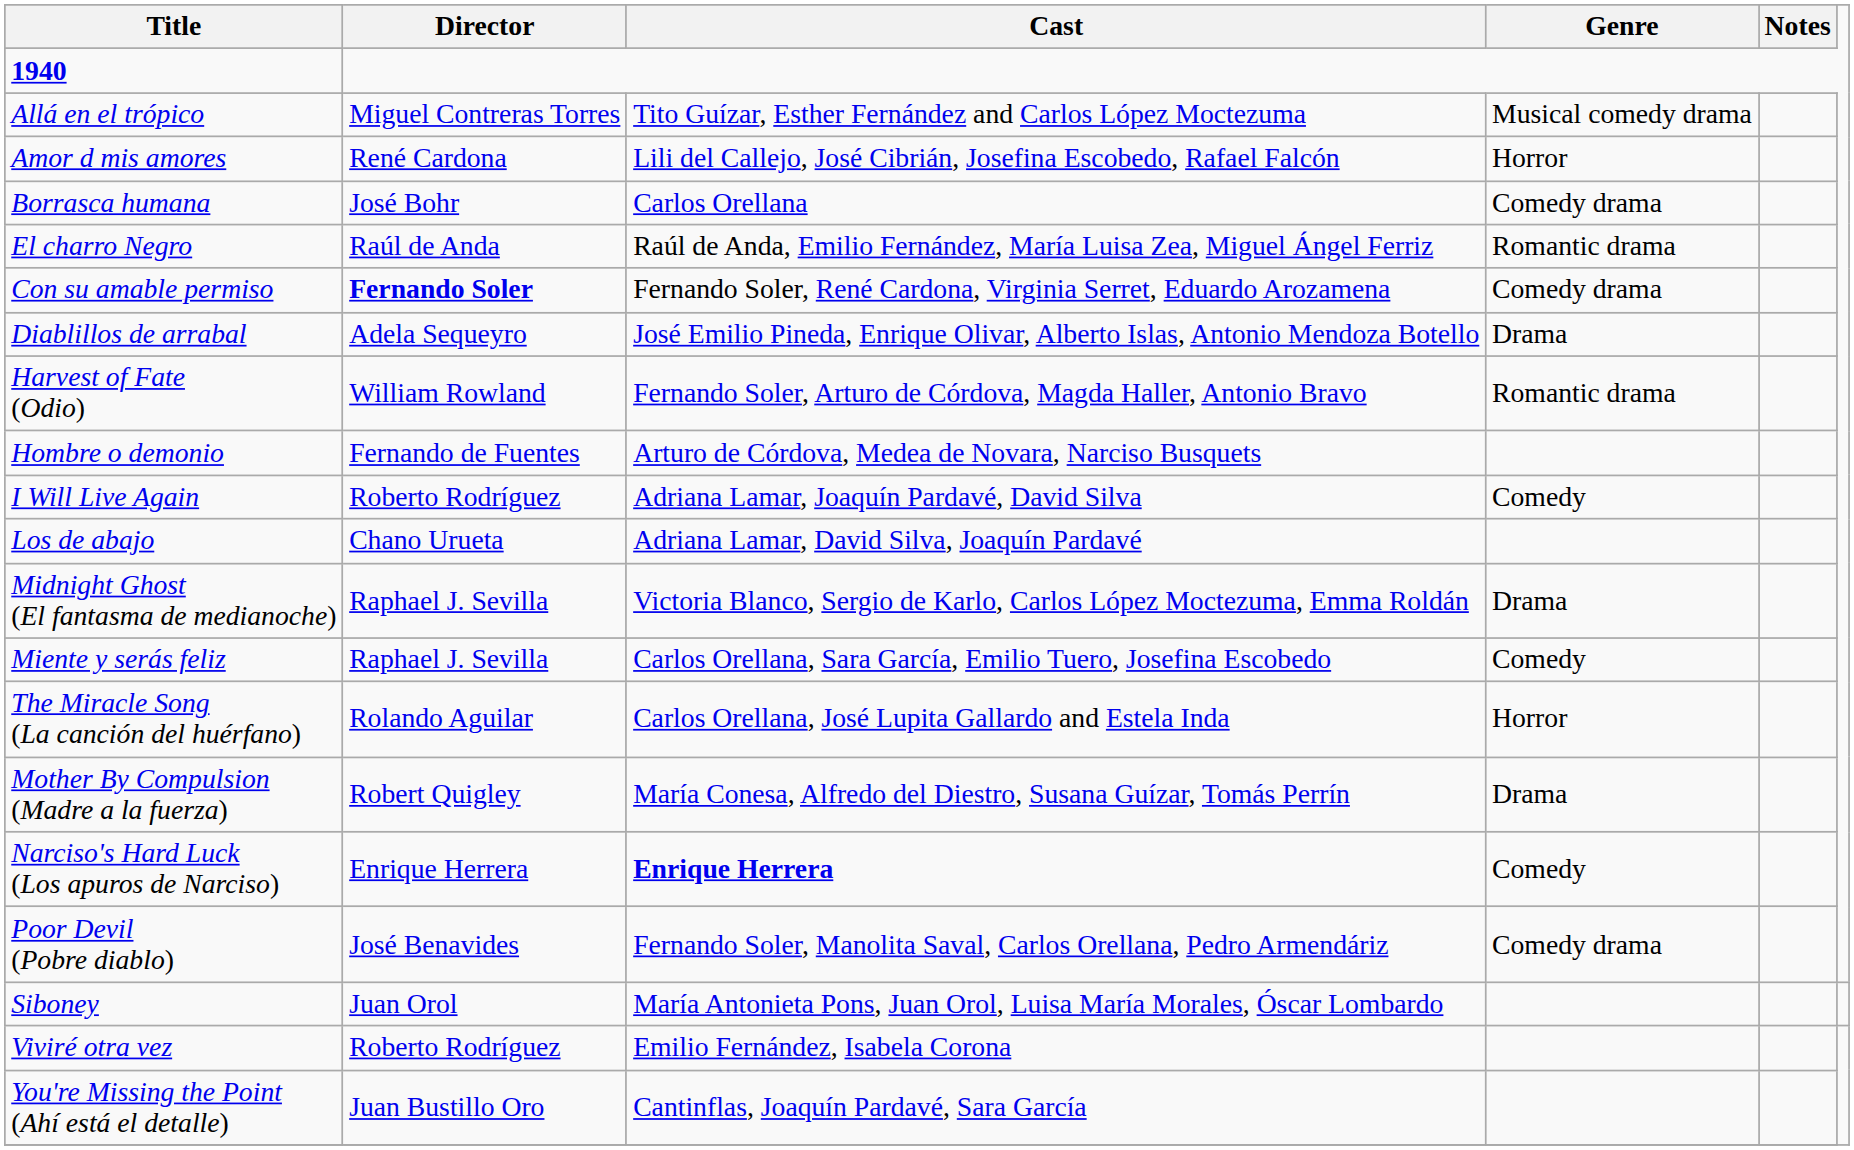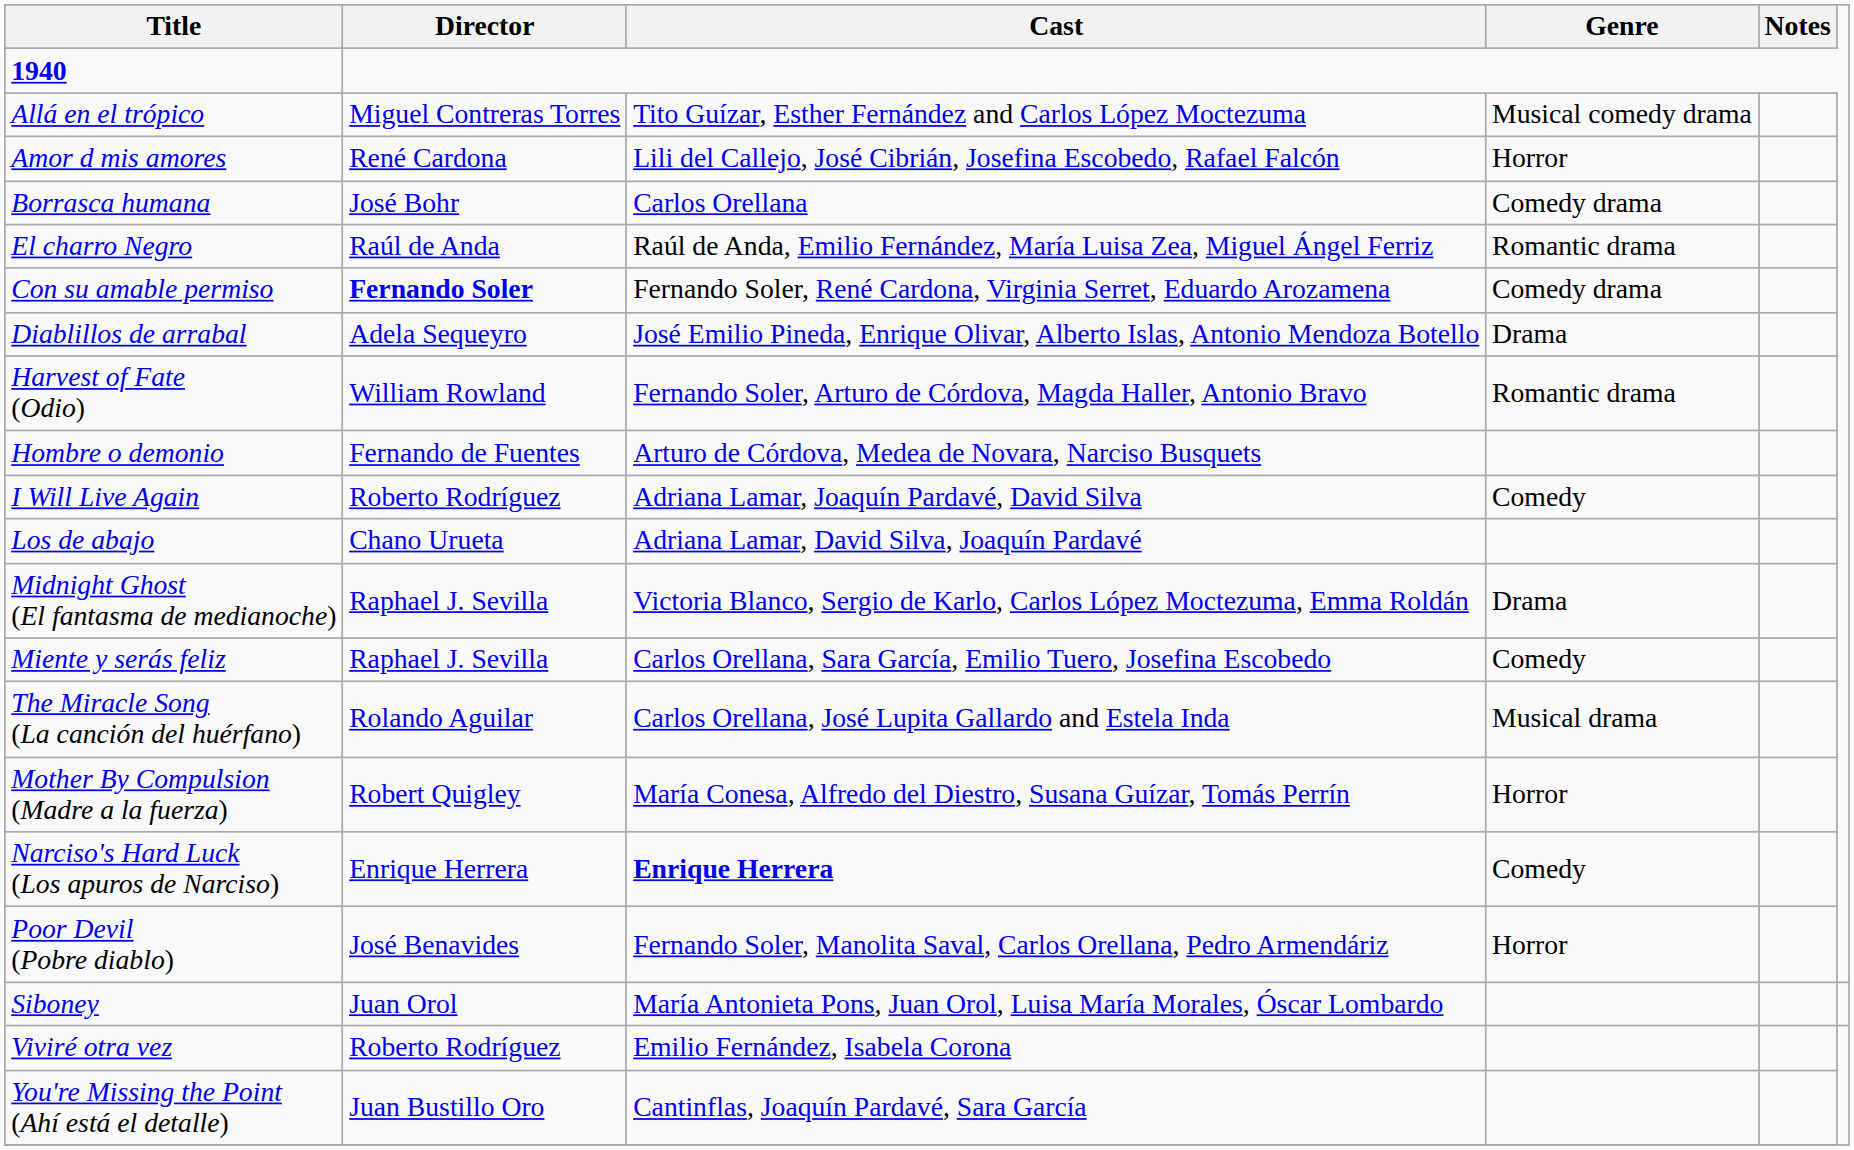(1530, 718) Horror -> (1575, 718) Musical drama
(1530, 793) Drama -> (1530, 793) Horror
(1577, 943) Comedy drama -> (1530, 943) Horror
